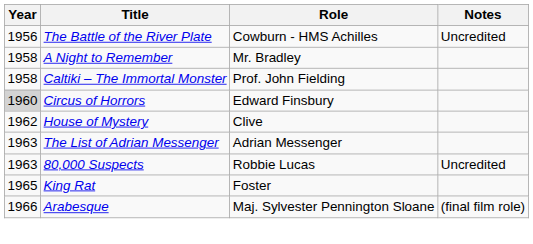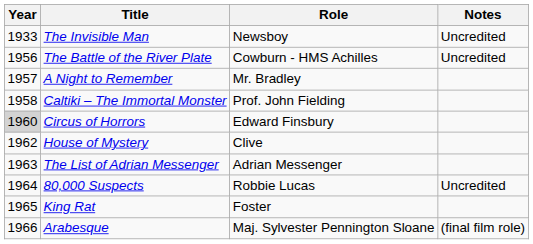+ row: (96, 36)
(22, 57) 1958 -> (22, 79) 1957
(22, 164) 1963 -> (22, 185) 1964
